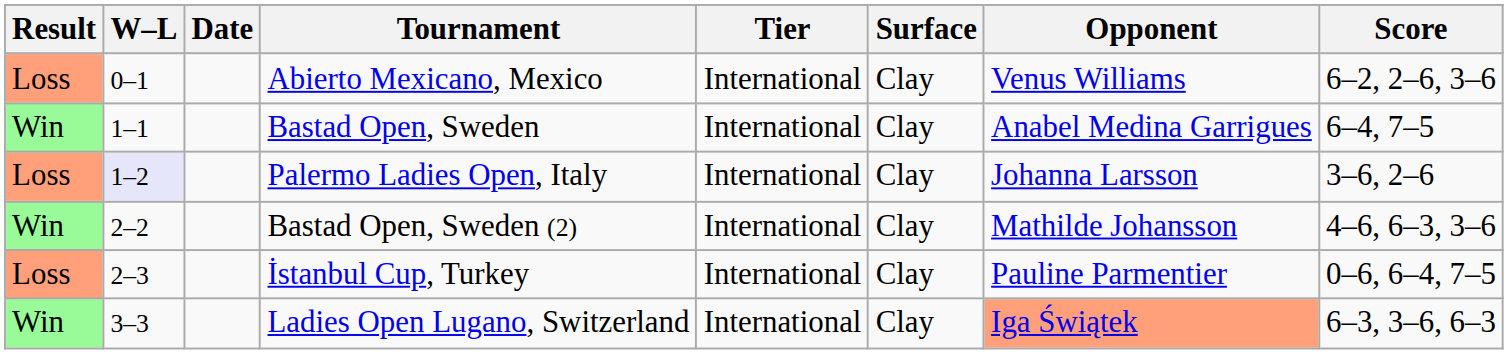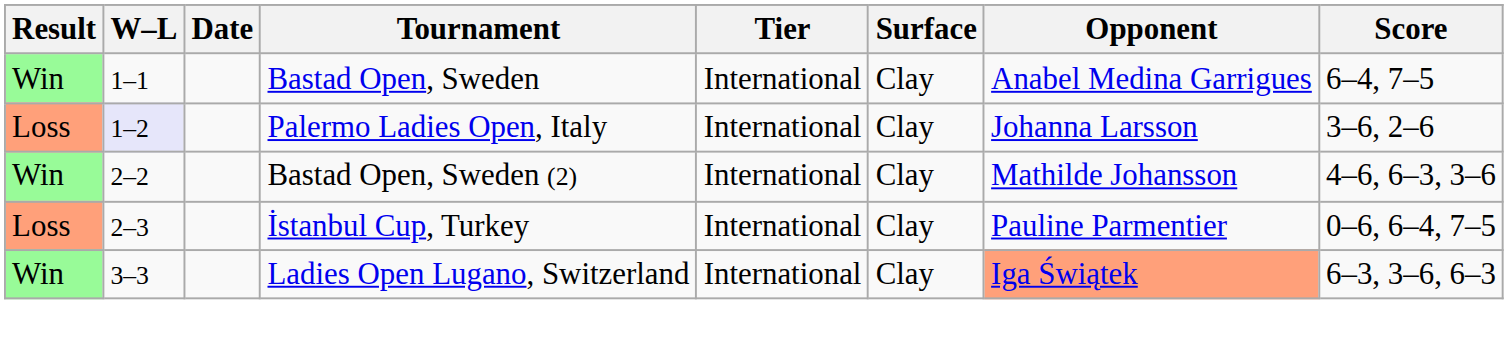- row: (435, 77)
